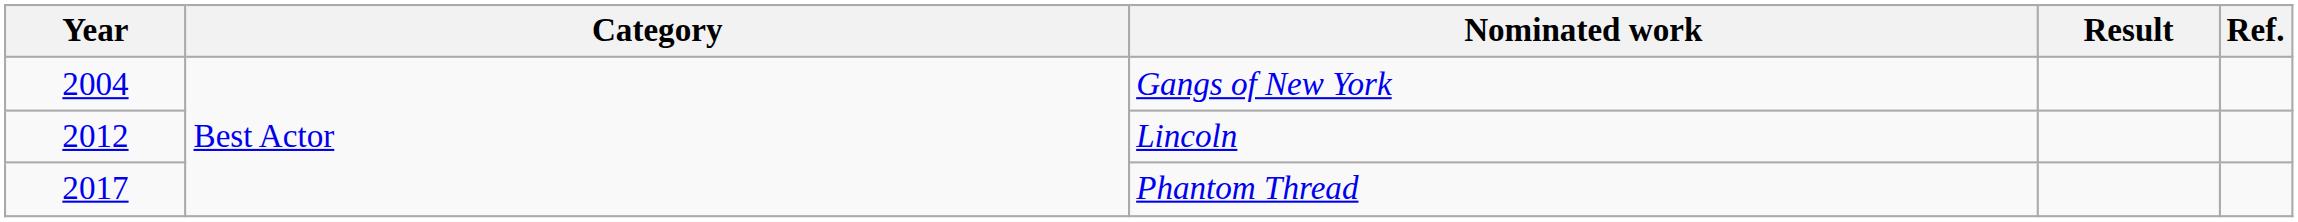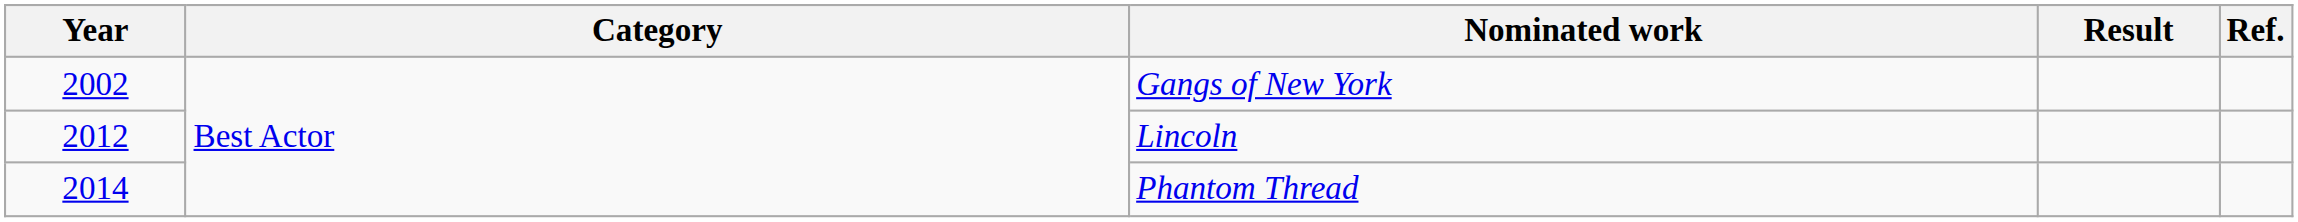(95, 83) 2004 -> (95, 83) 2002
(95, 188) 2017 -> (95, 188) 2014
